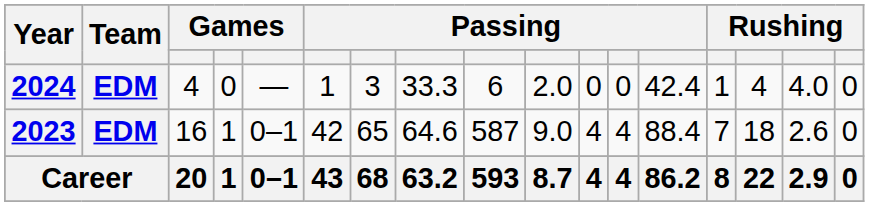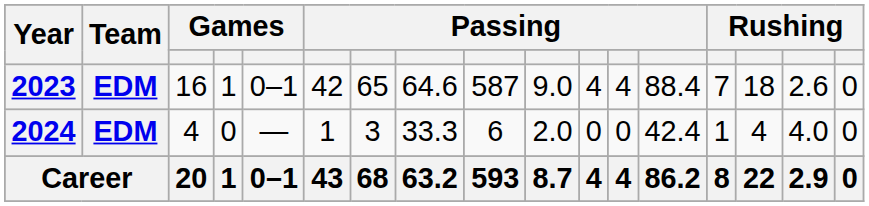rows swapped: (44, 131) <-> (44, 86)
